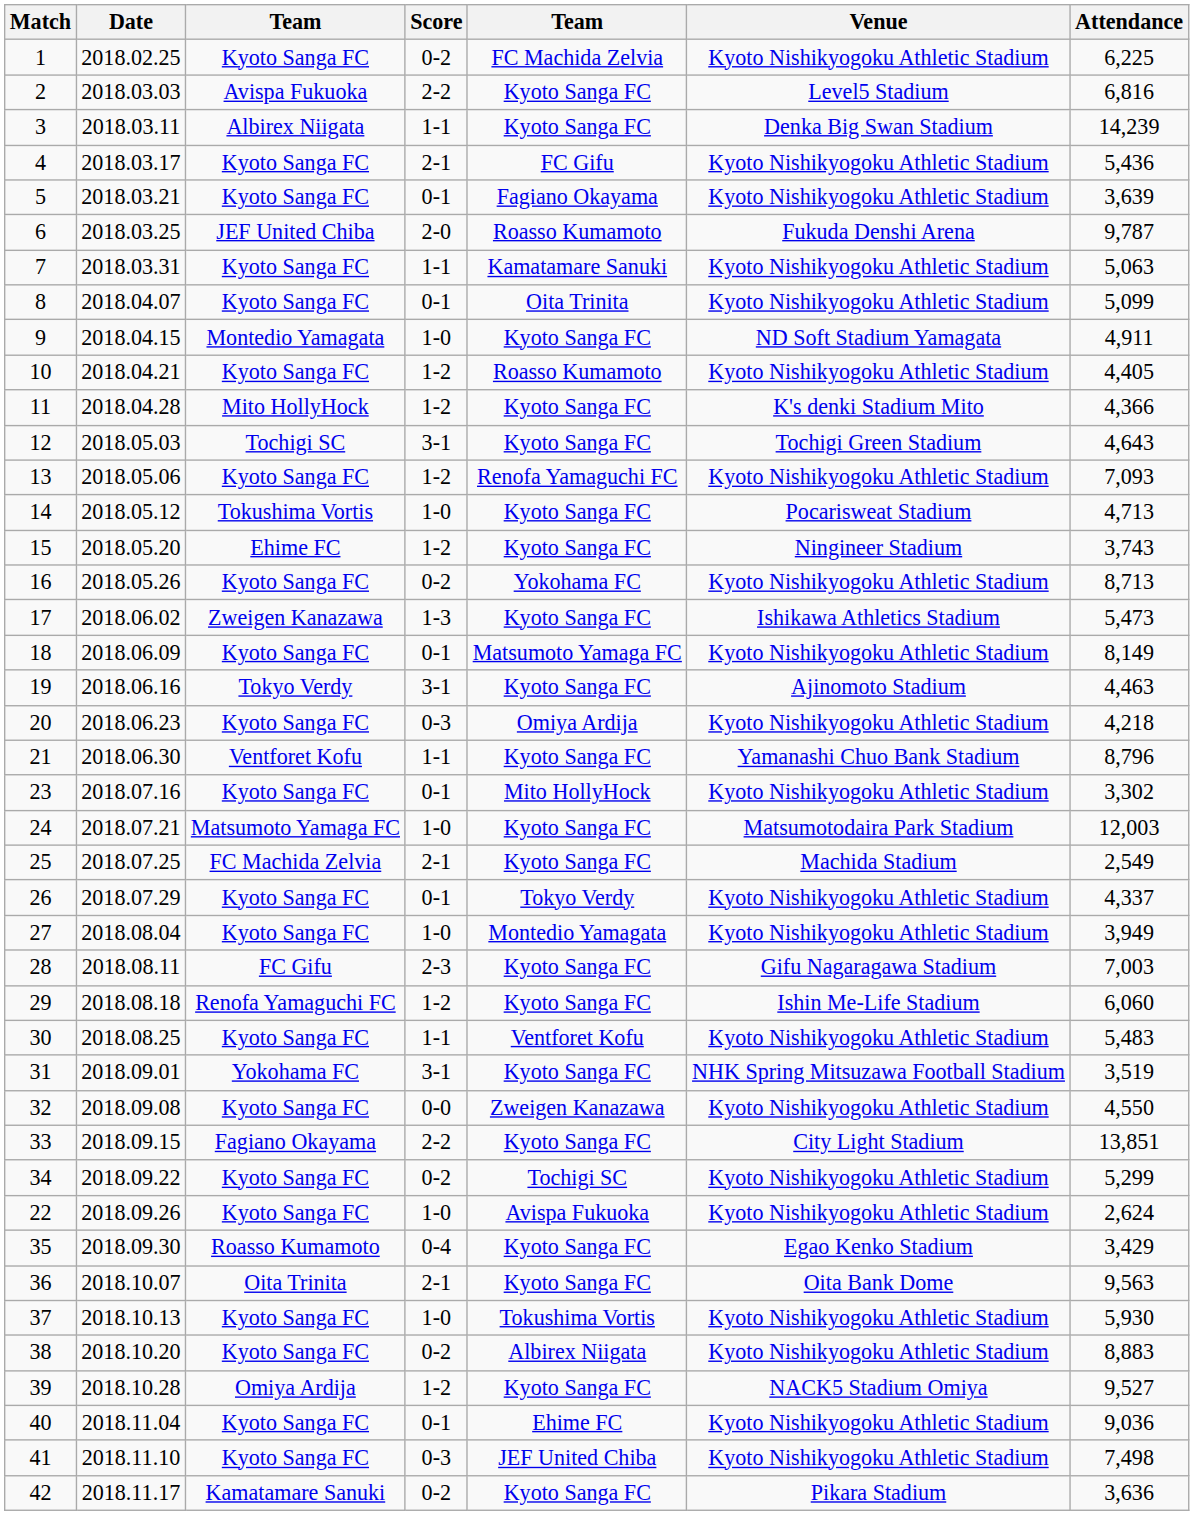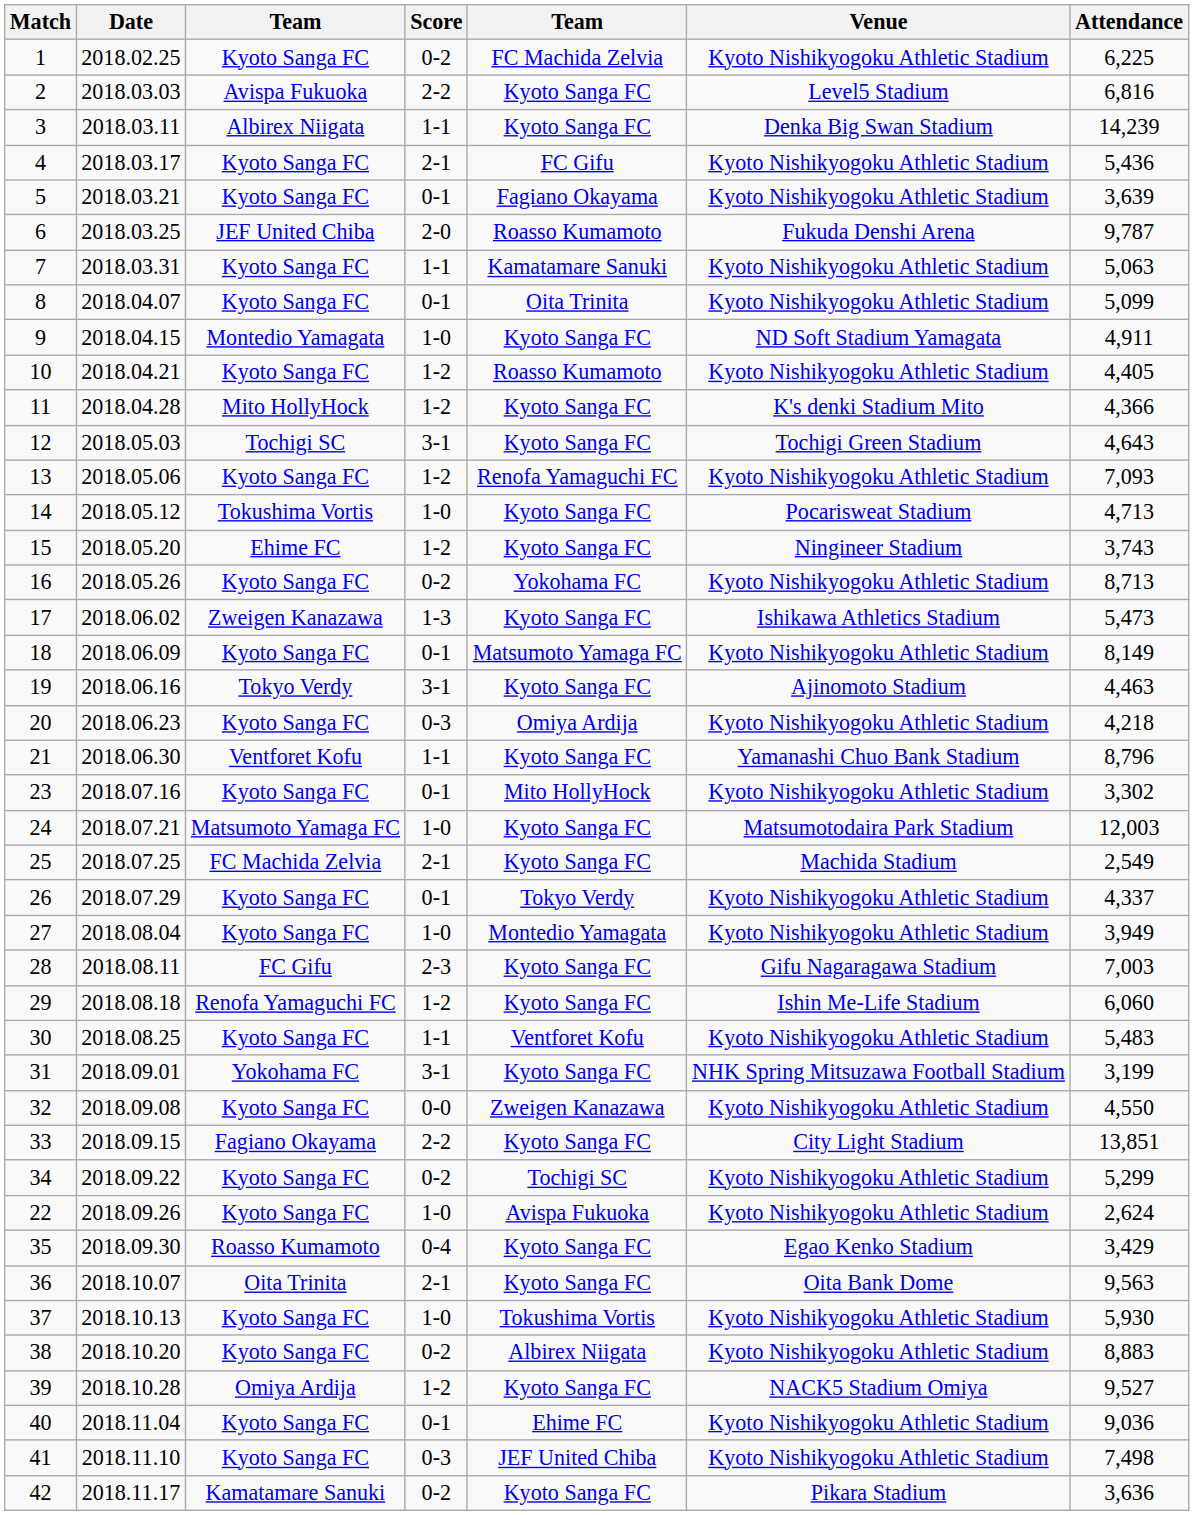(1129, 1072) 3,519 -> (1129, 1072) 3,199
